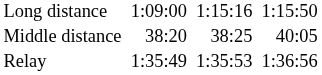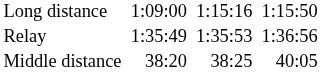rows swapped: (62, 36) <-> (25, 61)
